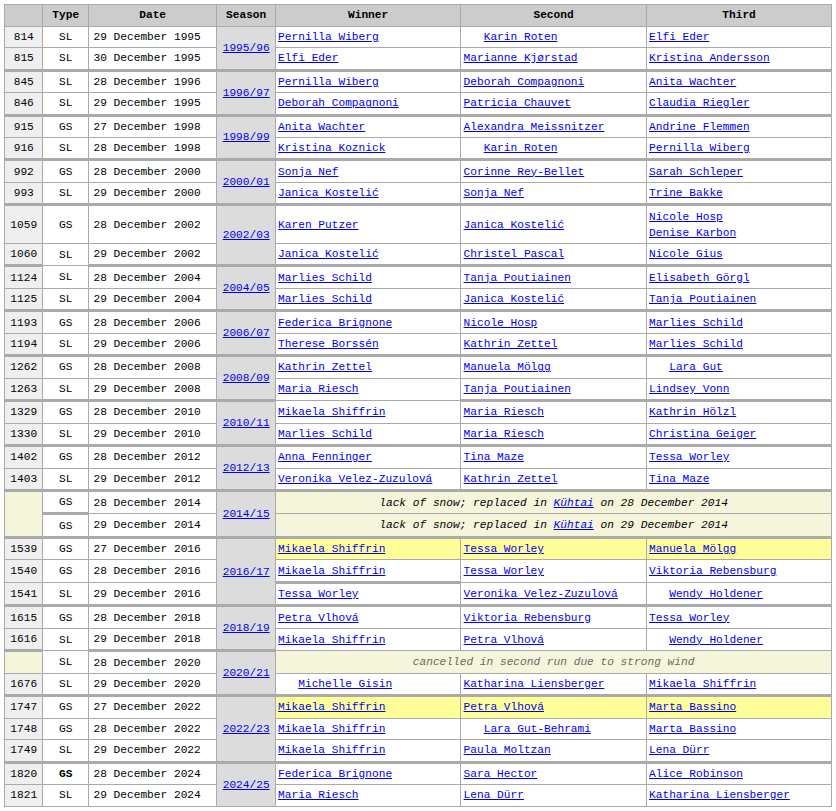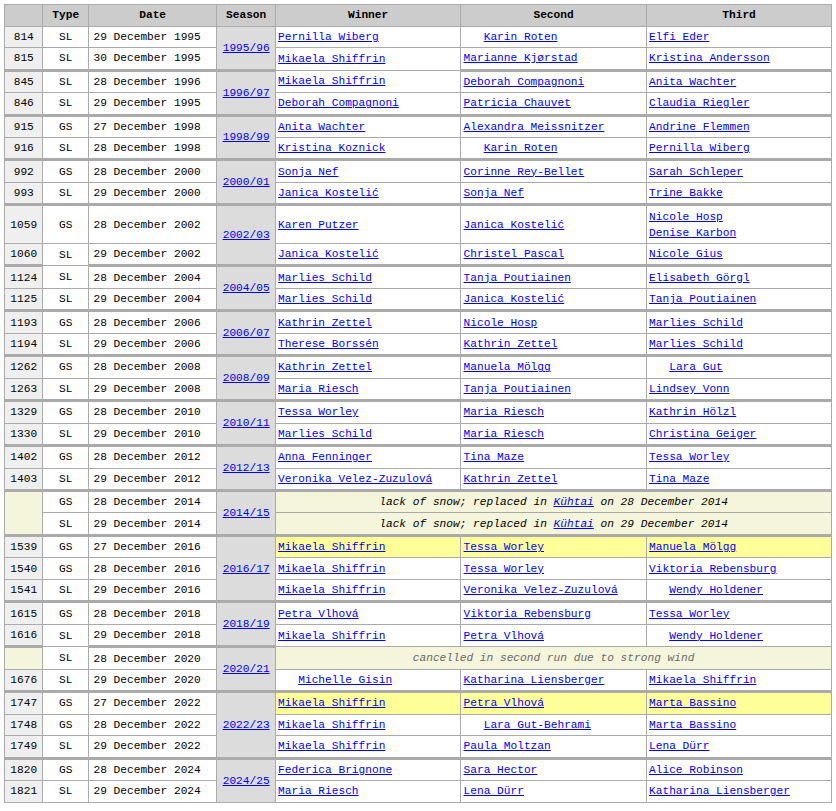(308, 58) Elfi Eder -> (332, 59) Mikaela Shiffrin
(328, 82) Pernilla Wiberg -> (332, 81) Mikaela Shiffrin
(335, 322) Federica Brignone -> (325, 322) Kathrin Zettel
(332, 412) Mikaela Shiffrin -> (318, 412) Tessa Worley
(66, 526) GS -> (66, 524) SL
(318, 594) Tessa Worley -> (332, 590) Mikaela Shiffrin
(66, 774) bold -> (66, 770) normal
